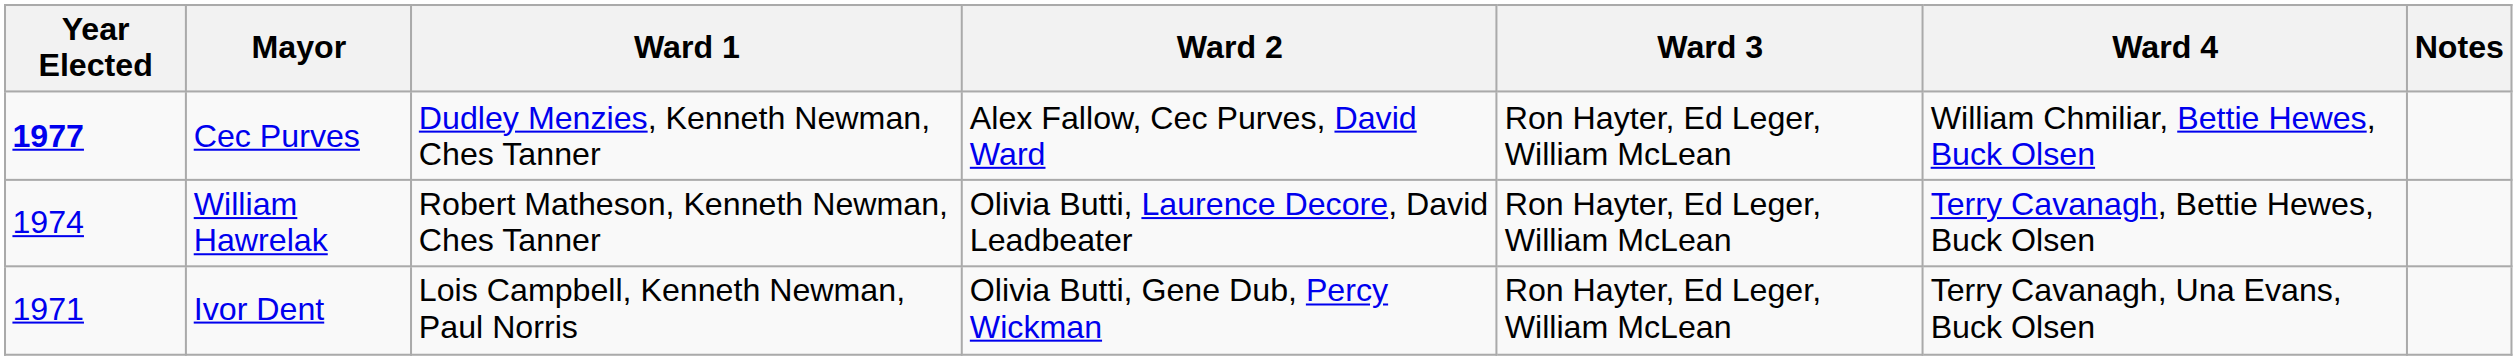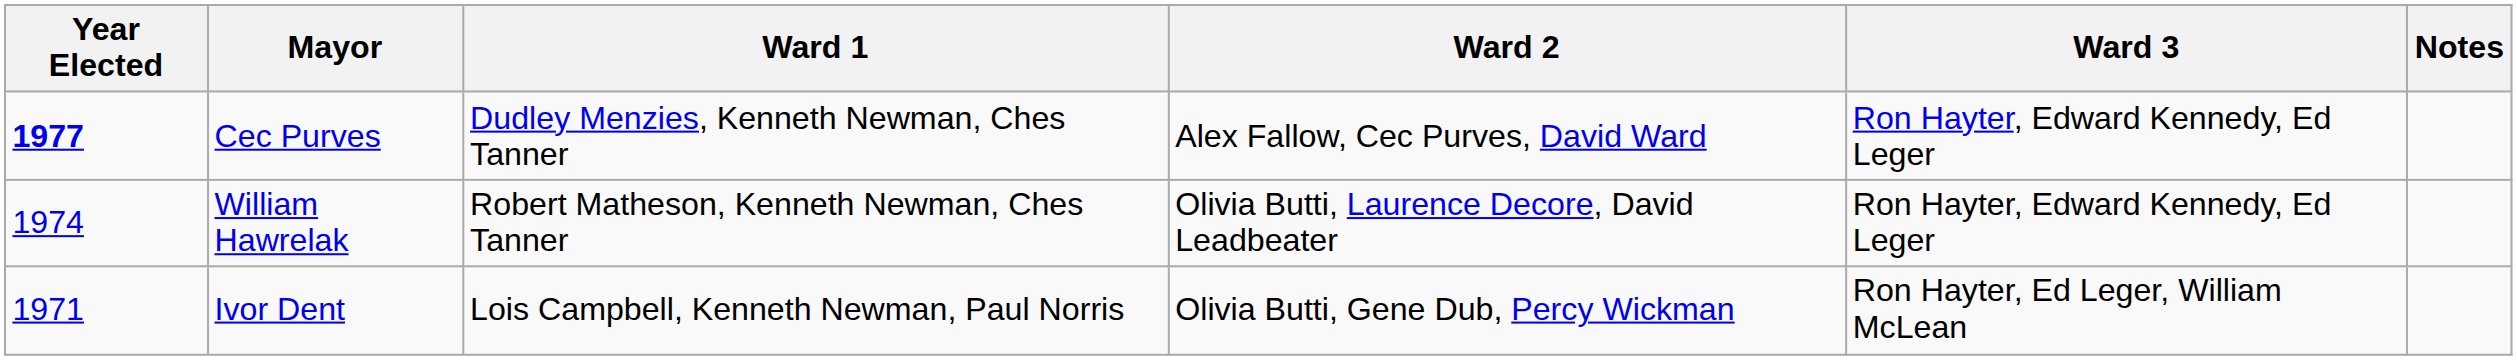- column: (2165, 48)
(1663, 135) Ron Hayter, Ed Leger, William McLean -> (2092, 135) Ron Hayter, Edward Kennedy, Ed Leger
(1663, 222) Ron Hayter, Ed Leger, William McLean -> (2092, 222) Ron Hayter, Edward Kennedy, Ed Leger
